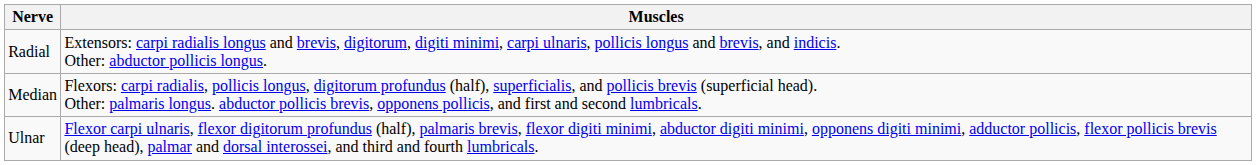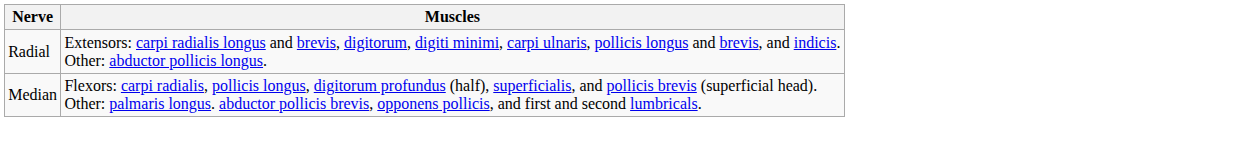- row: (26, 138)
